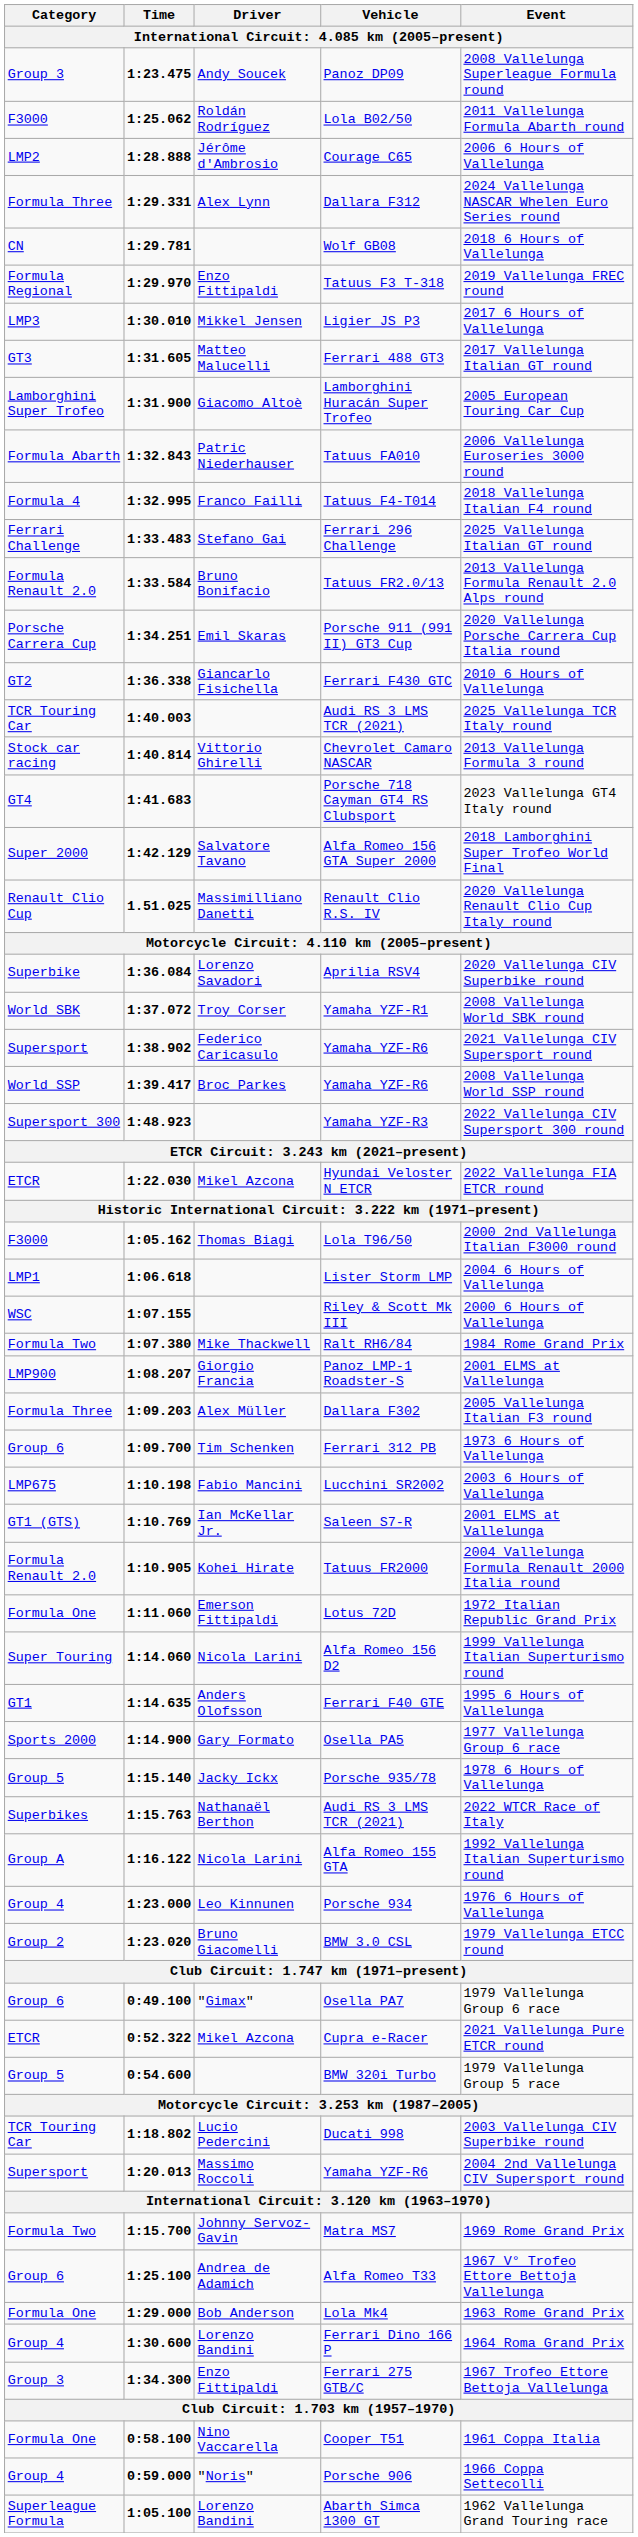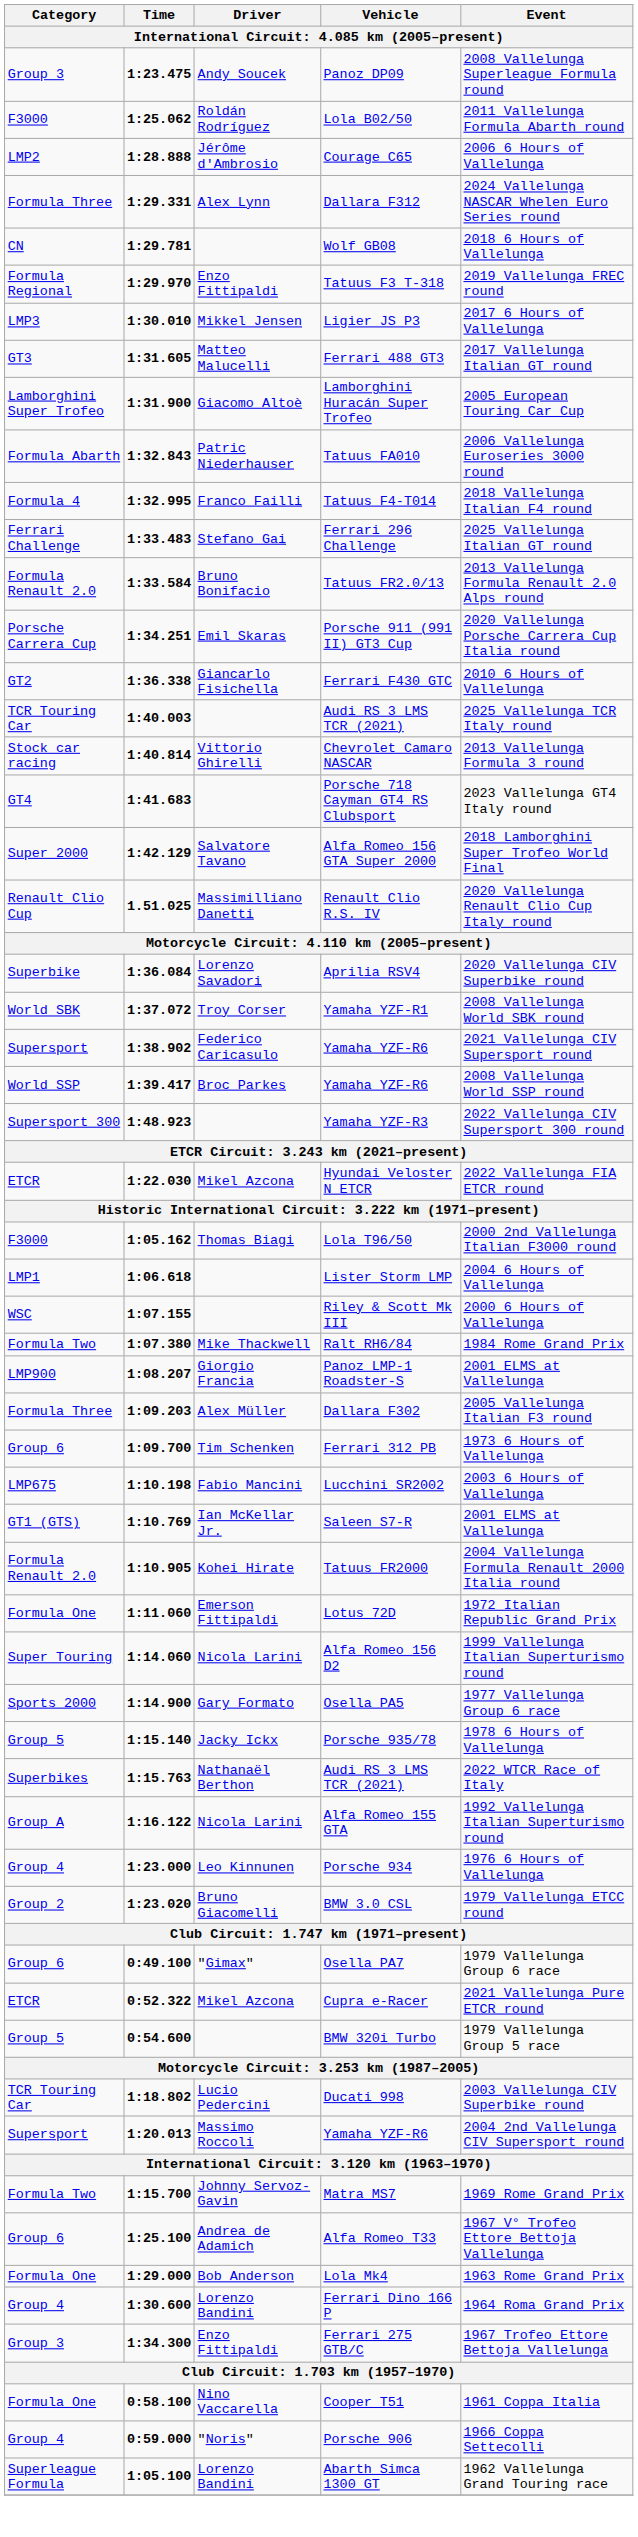- row: (159, 1703)
